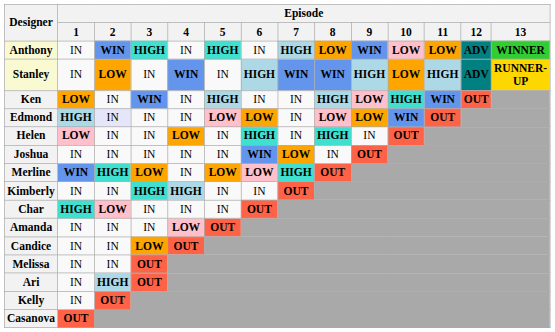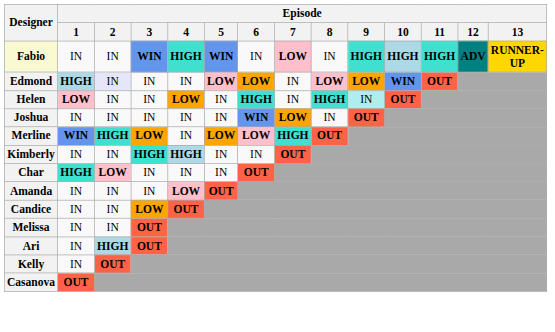- row: (31, 50)
+ row: (31, 56)
- row: (31, 74)
- row: (31, 99)
(369, 136) no background -> (366, 99) paleturquoise background
